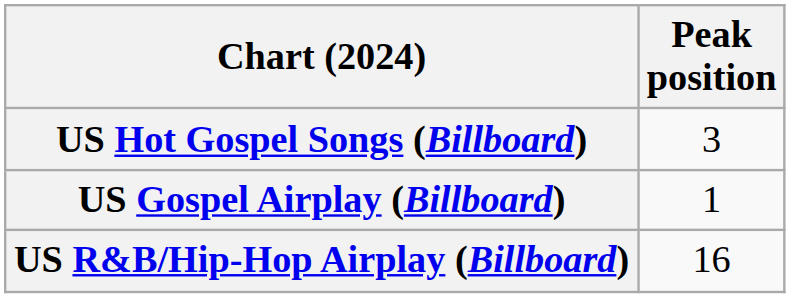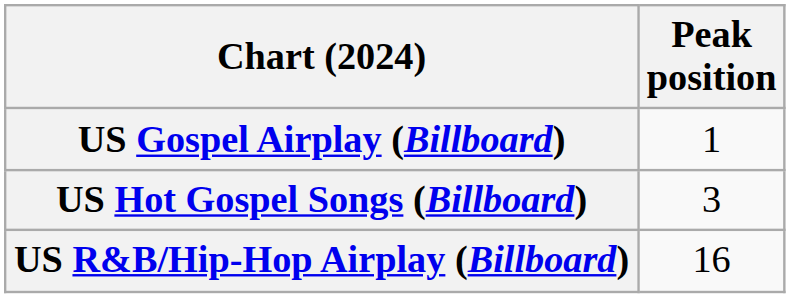rows swapped: (322, 138) <-> (322, 199)
